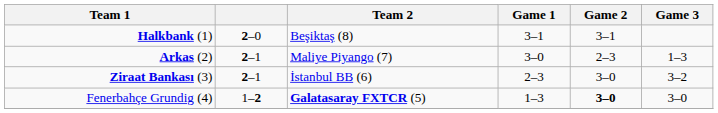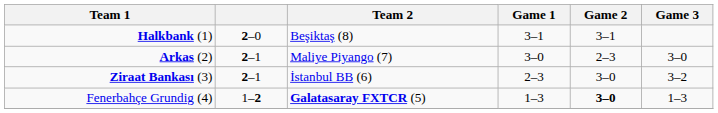(677, 56) 1–3 -> (677, 56) 3–0
(677, 98) 3–0 -> (677, 98) 1–3
